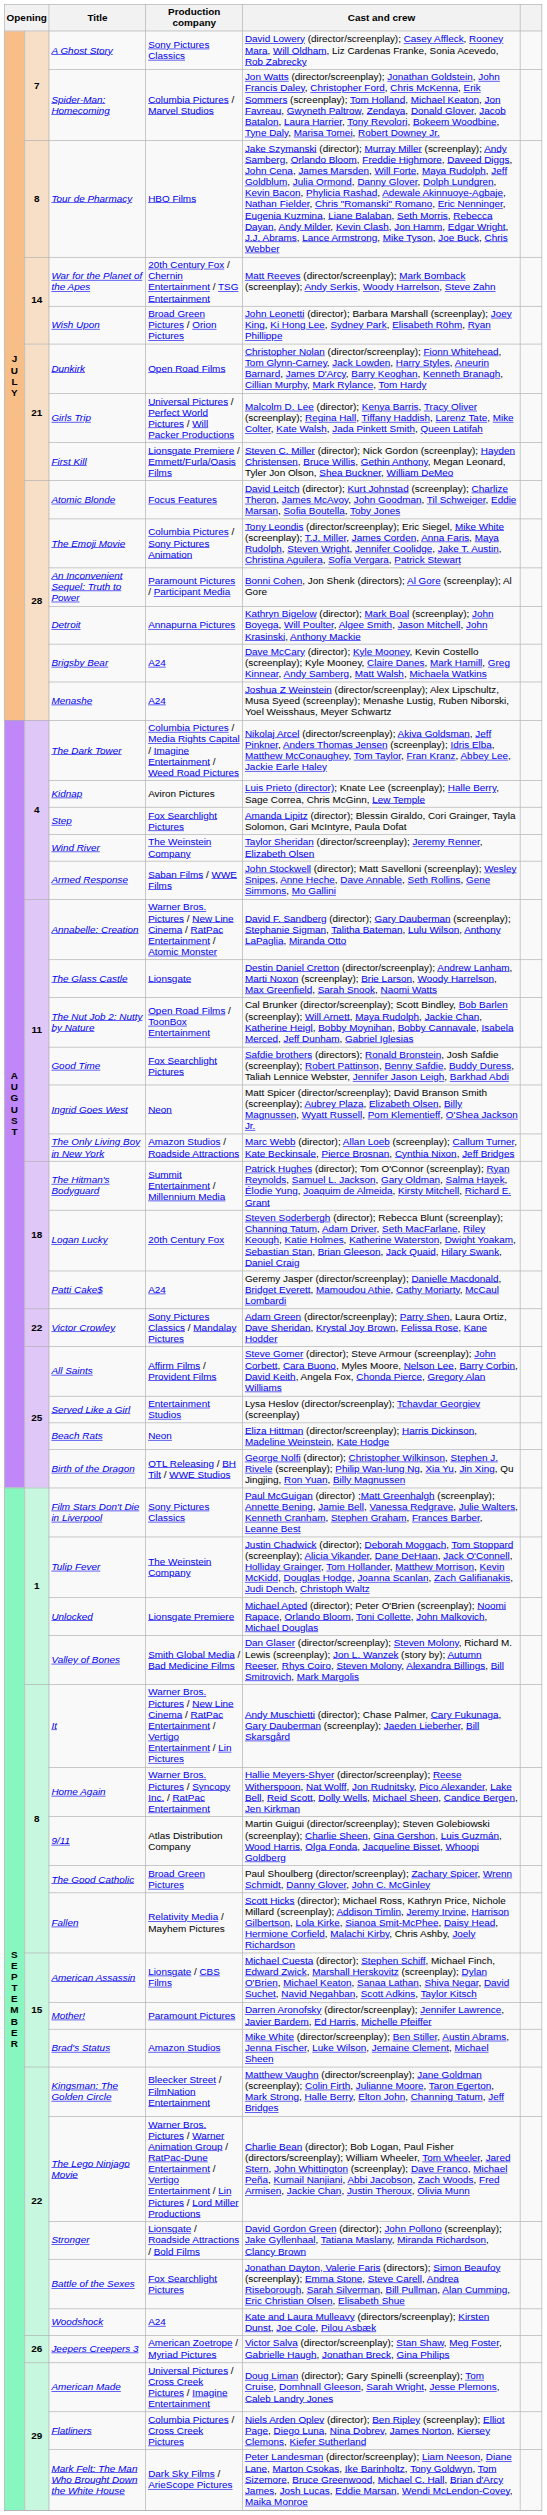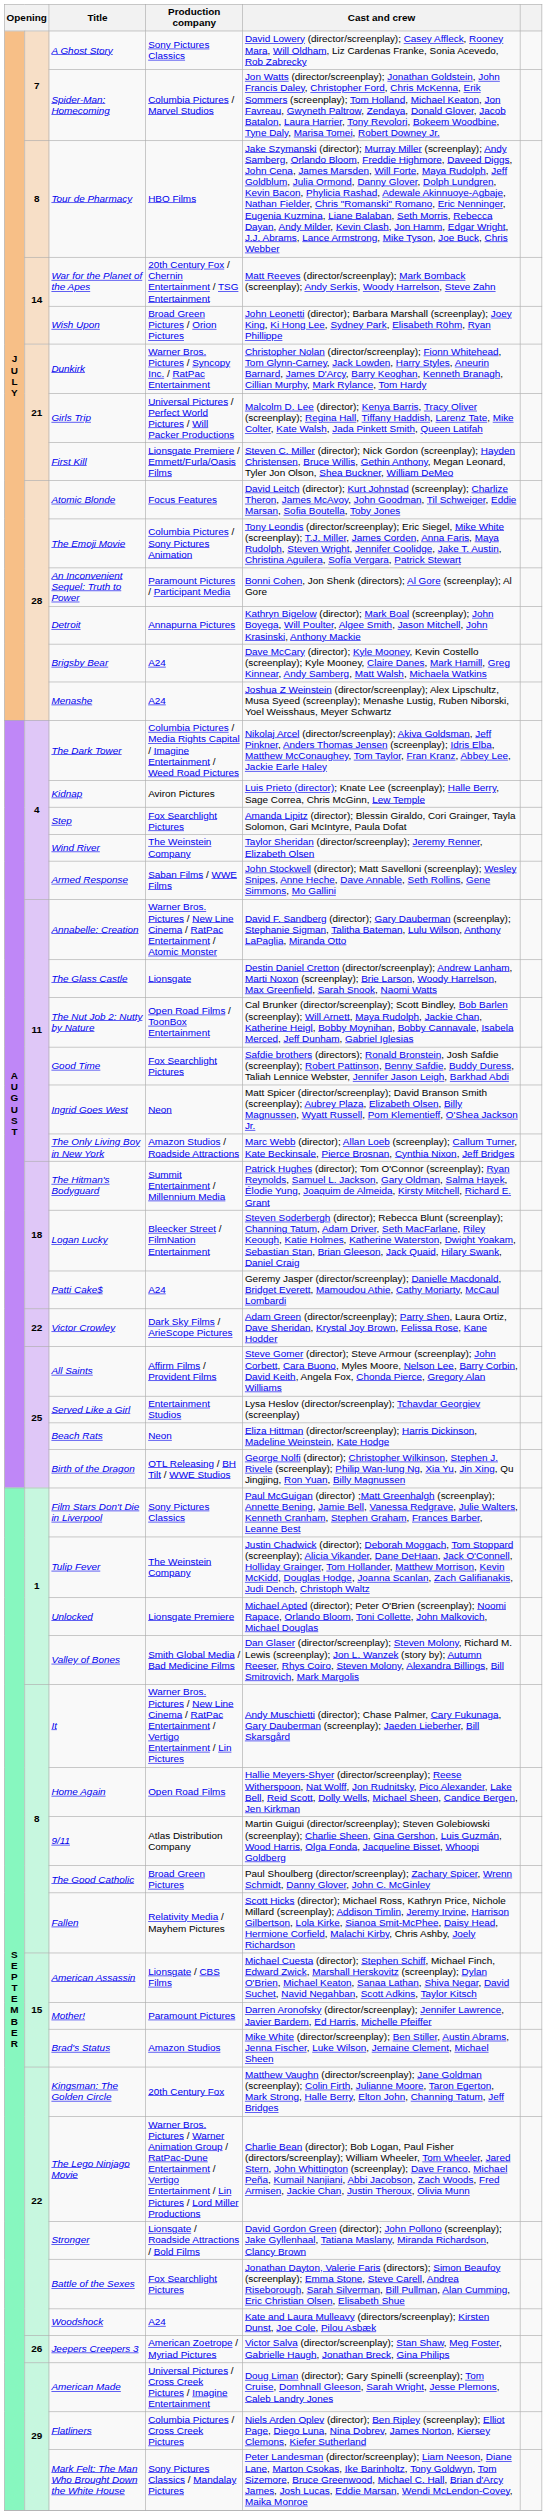(187, 369) Open Road Films -> (189, 369) Warner Bros. Pictures / Syncopy Inc. / RatPac Entertainment
(186, 1240) 20th Century Fox -> (185, 1240) Bleecker Street / FilmNation Entertainment
(192, 1327) Sony Pictures Classics / Mandalay Pictures -> (190, 1327) Dark Sky Films / ArieScope Pictures
(189, 1792) Warner Bros. Pictures / Syncopy Inc. / RatPac Entertainment -> (187, 1792) Open Road Films
(185, 2092) Bleecker Street / FilmNation Entertainment -> (186, 2092) 20th Century Fox
(190, 2480) Dark Sky Films / ArieScope Pictures -> (192, 2480) Sony Pictures Classics / Mandalay Pictures
